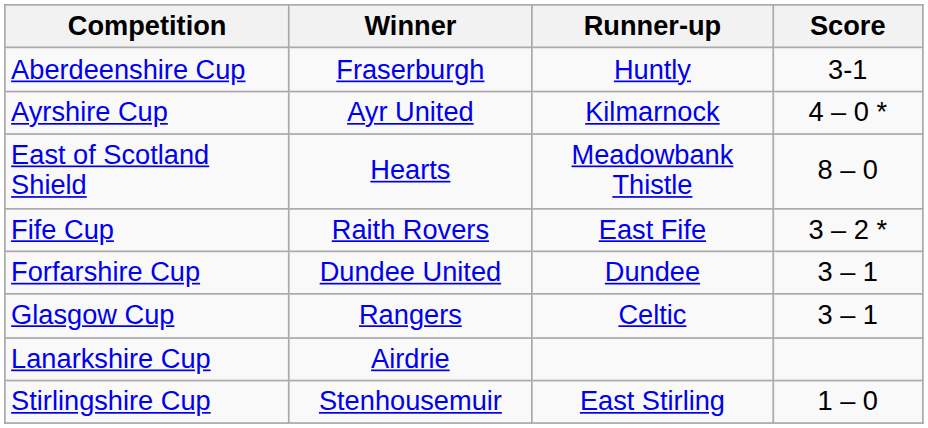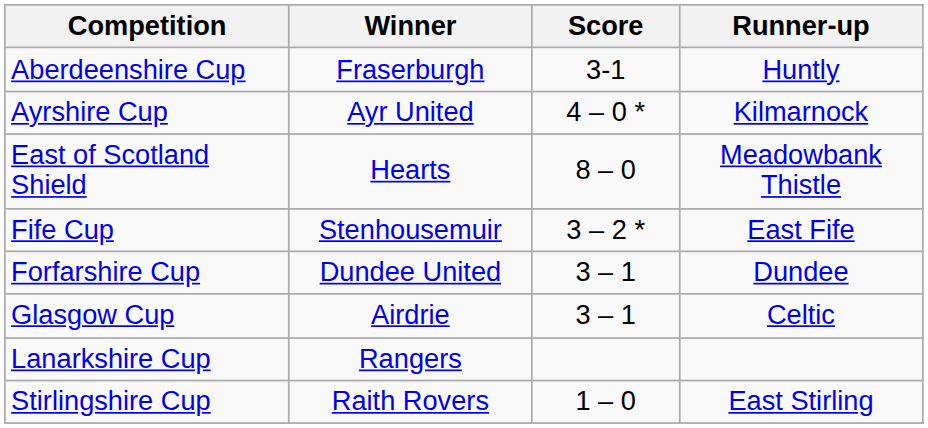columns swapped: (848, 26) <-> (652, 26)
(410, 229) Raith Rovers -> (410, 229) Stenhousemuir
(410, 315) Rangers -> (410, 315) Airdrie
(410, 358) Airdrie -> (410, 358) Rangers
(410, 401) Stenhousemuir -> (410, 401) Raith Rovers
